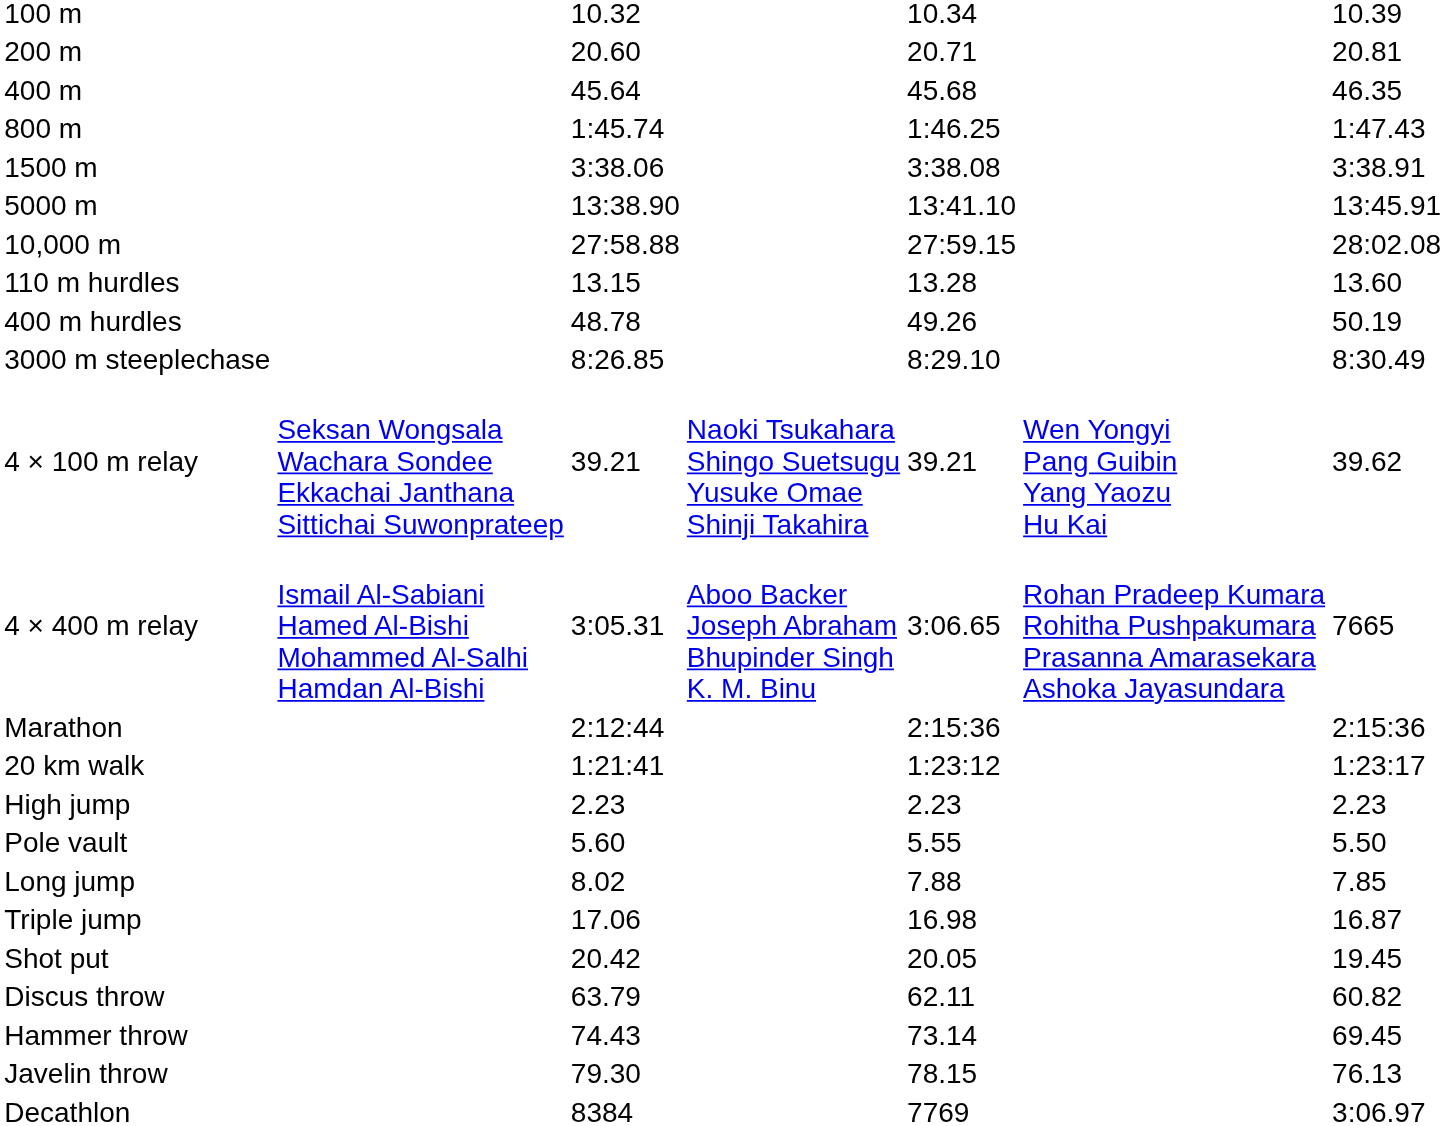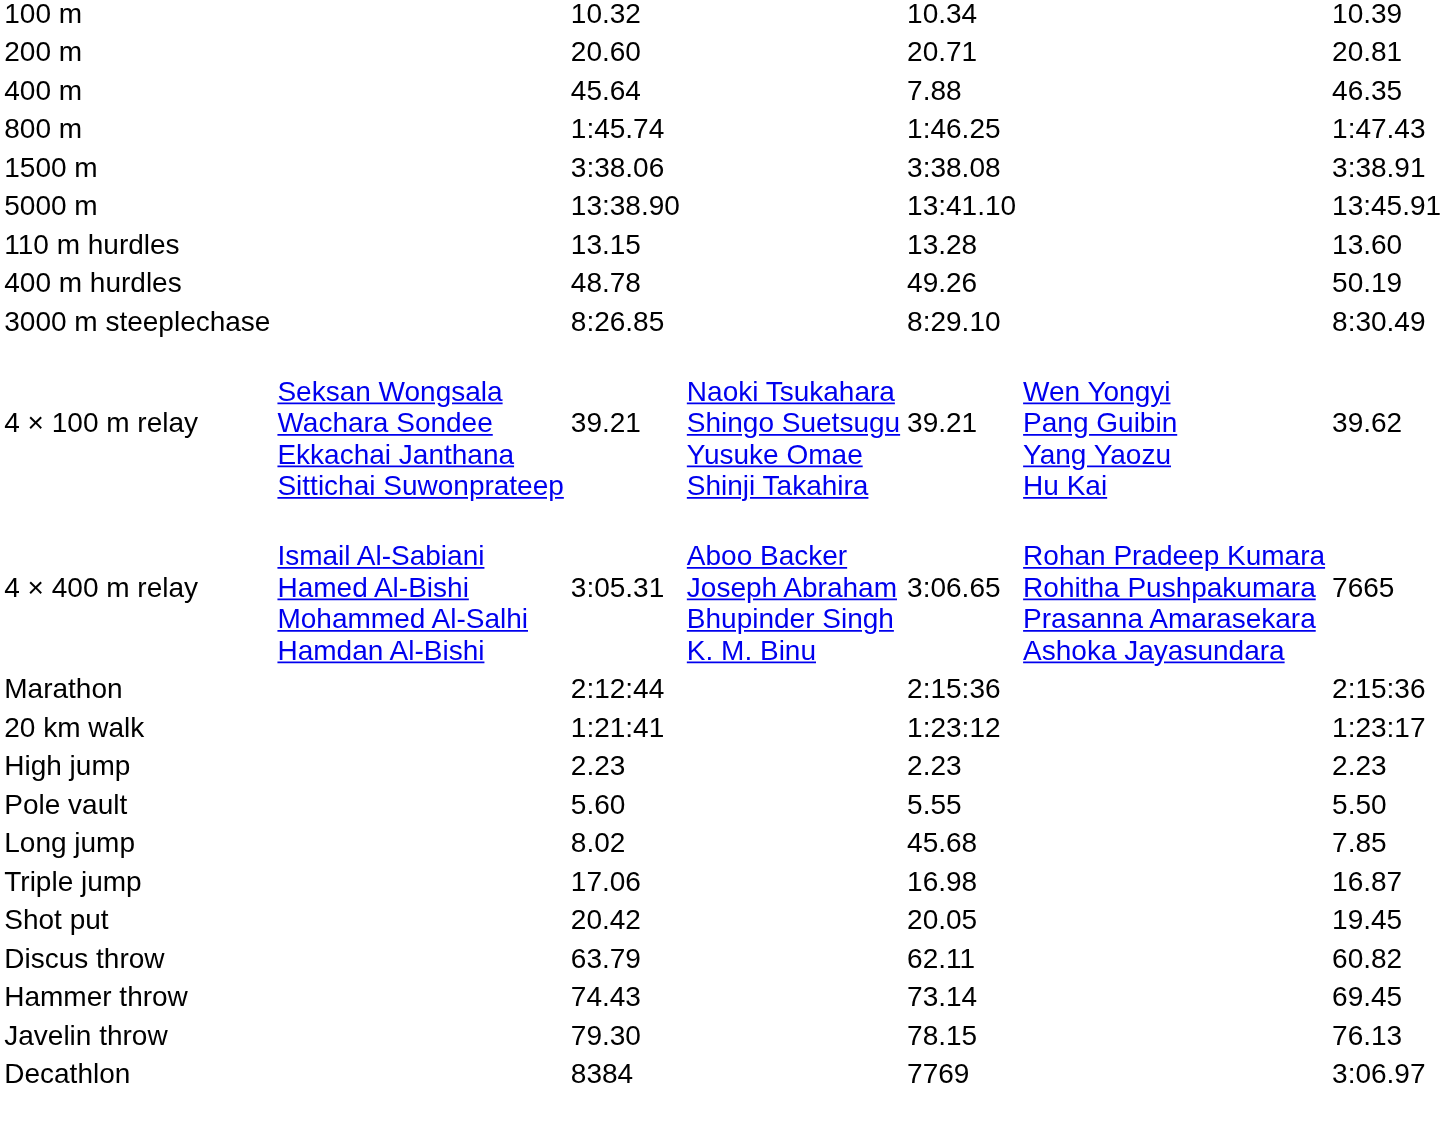(942, 90) 45.68 -> (934, 90) 7.88
- row: (63, 244)
(934, 881) 7.88 -> (942, 843) 45.68
